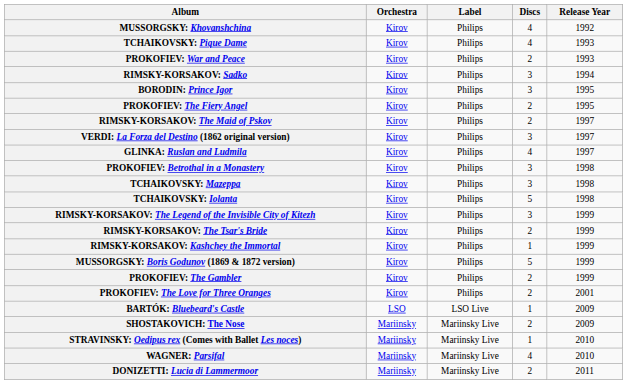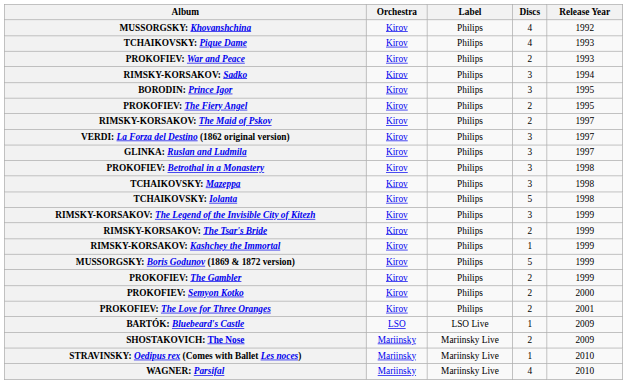(530, 153) 4 -> (530, 153) 3
+ row: (185, 293)
- row: (185, 371)
